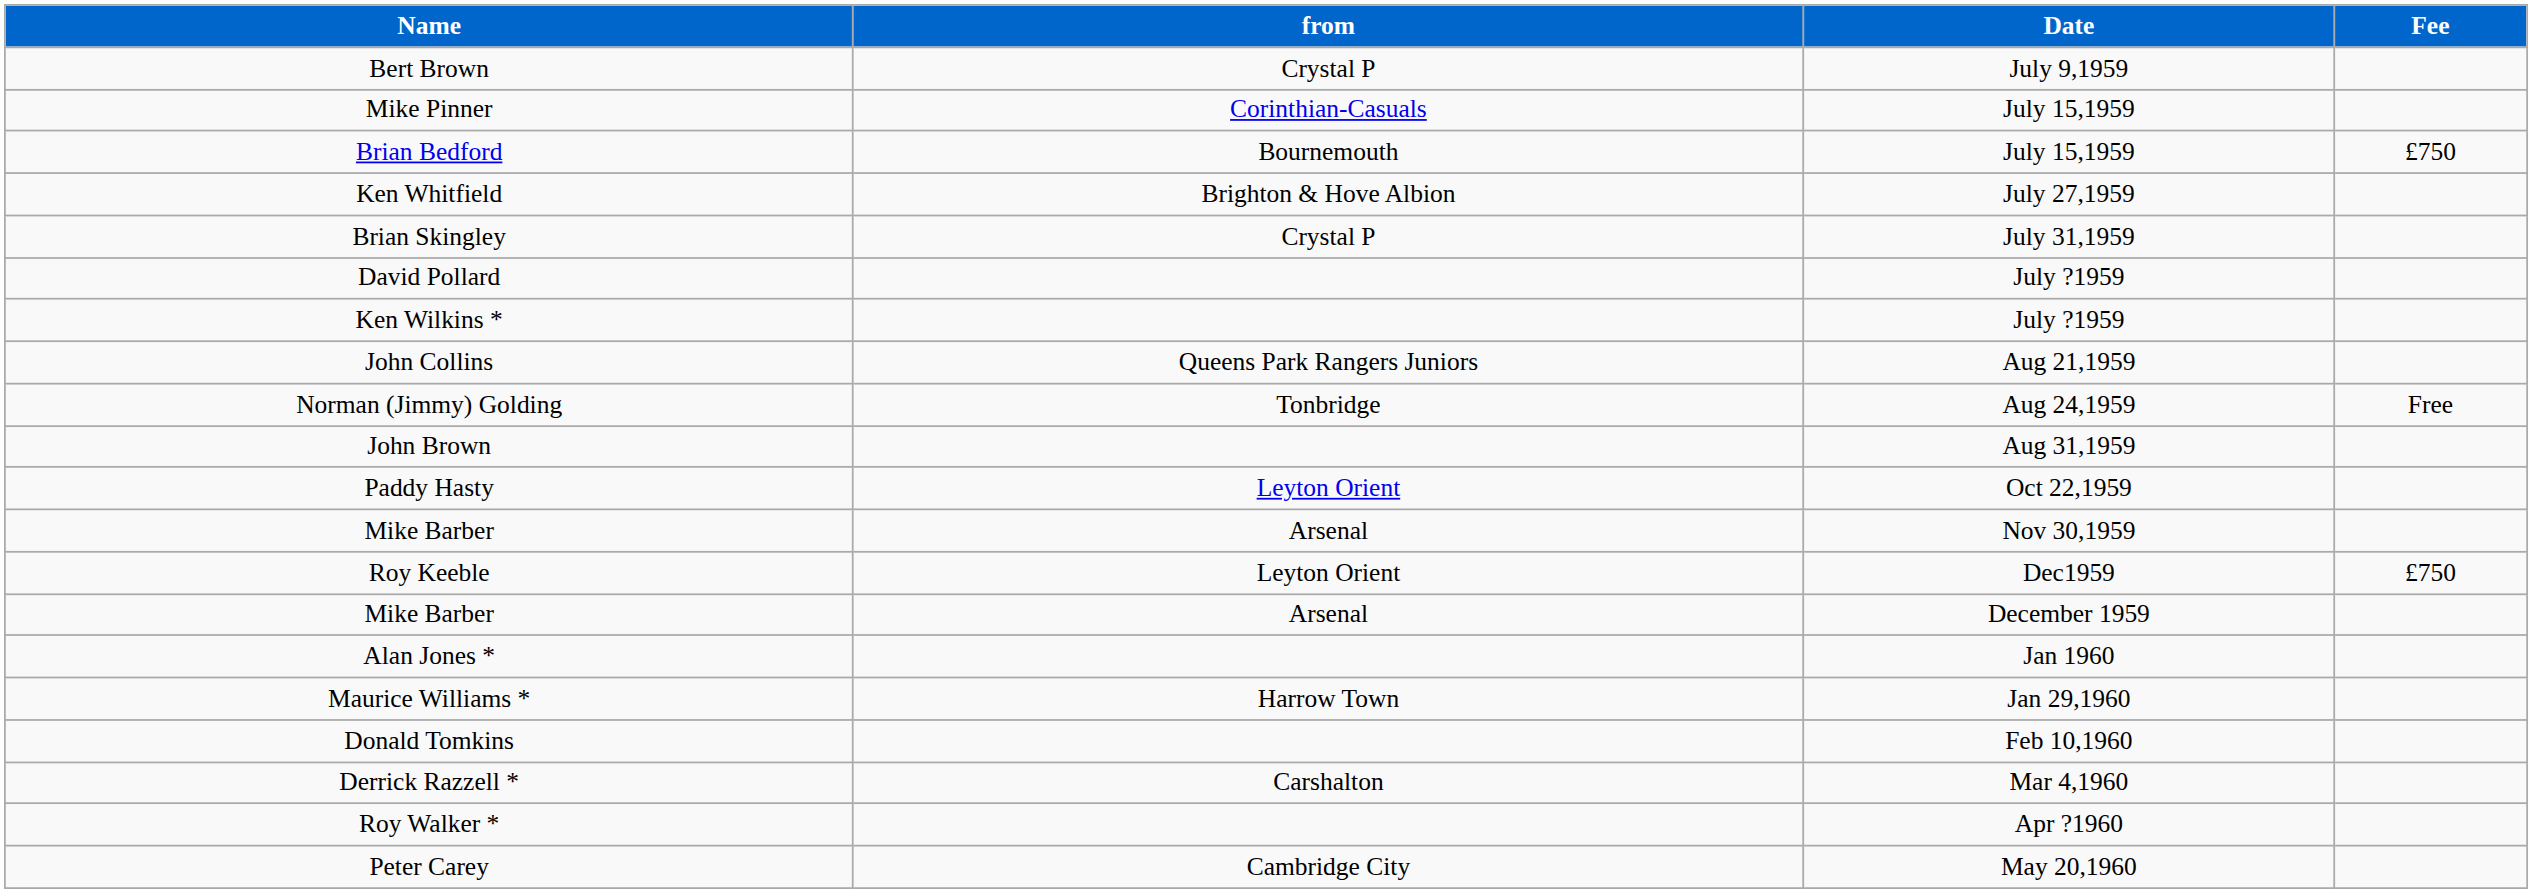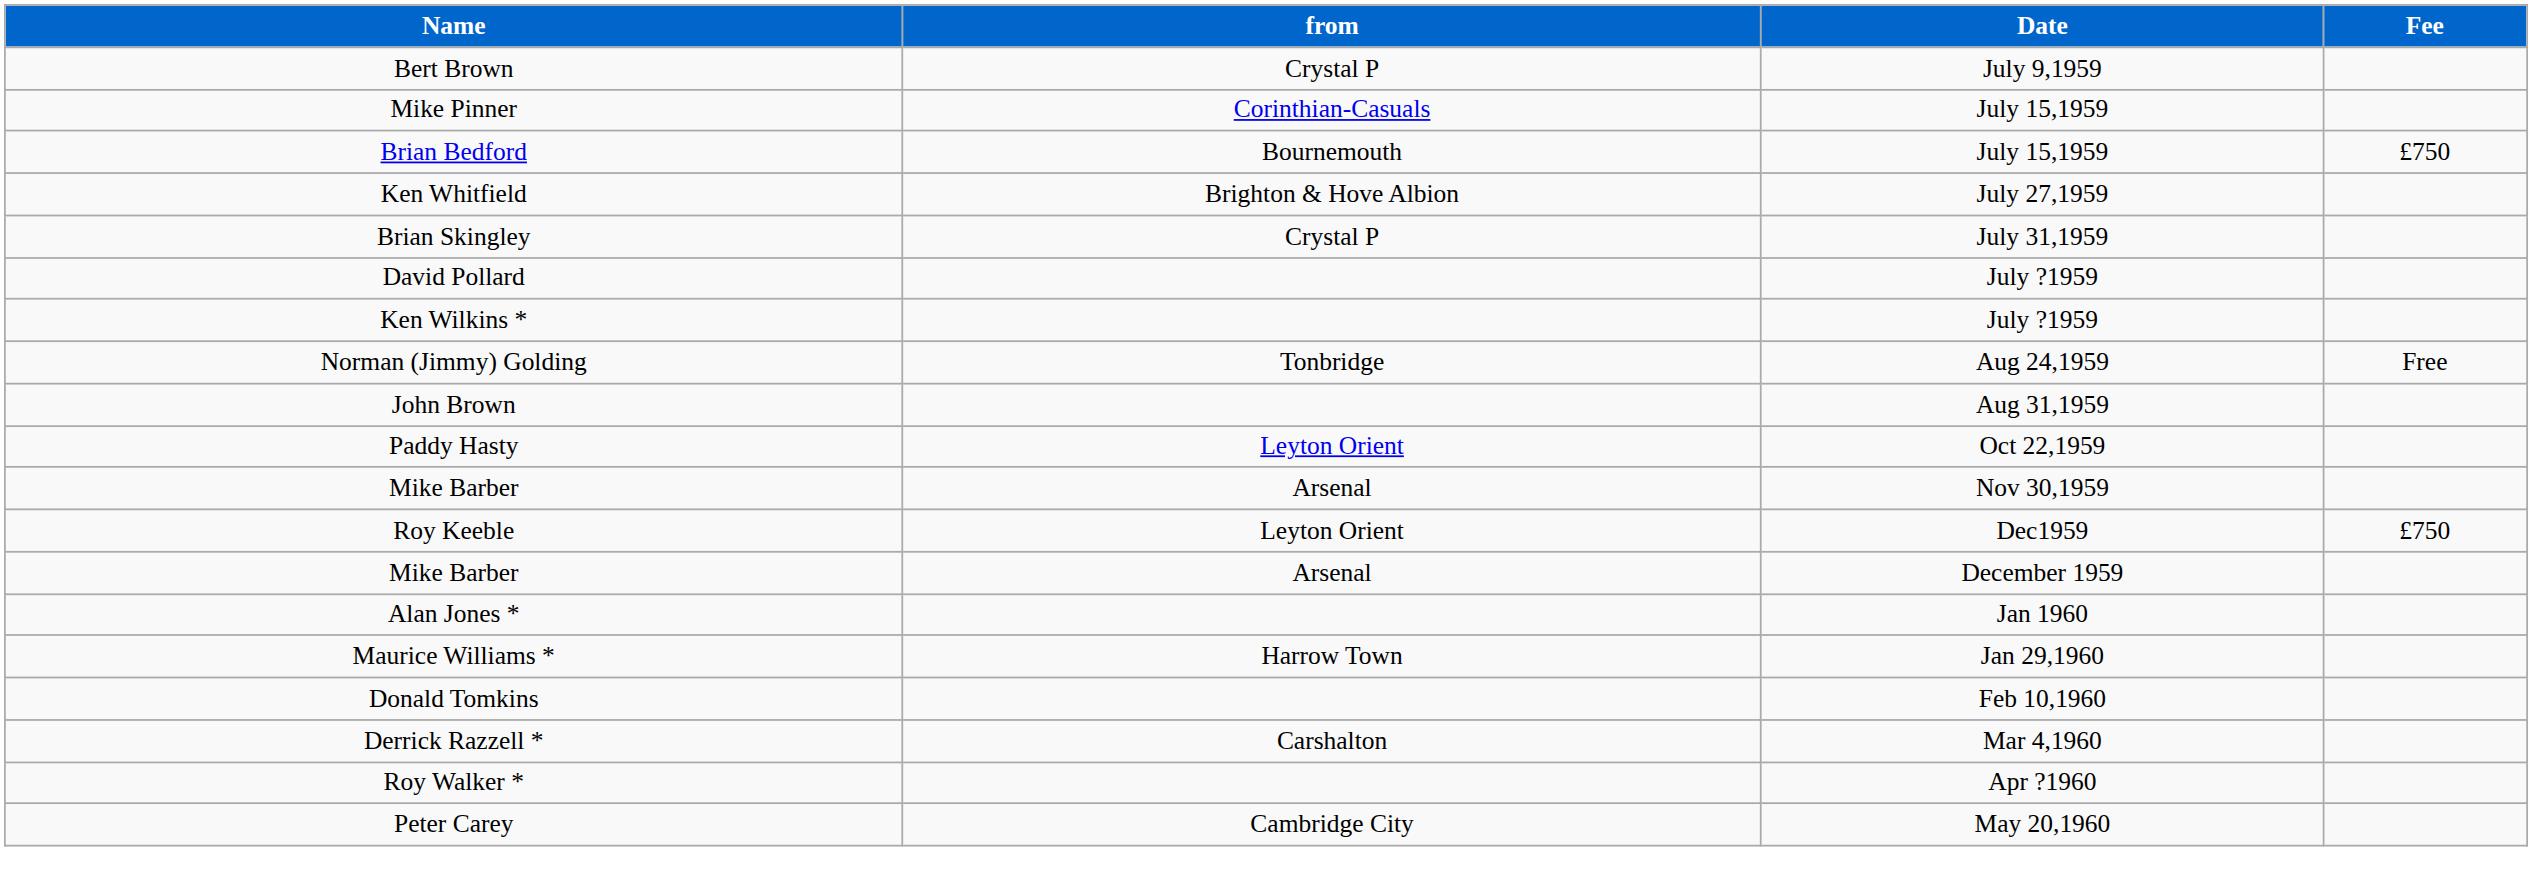- row: (429, 362)
